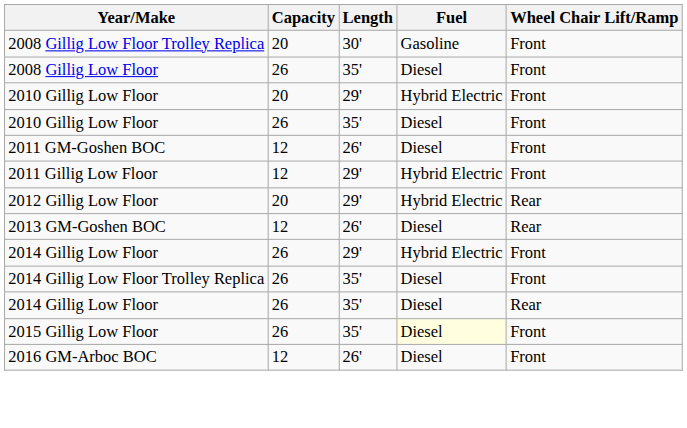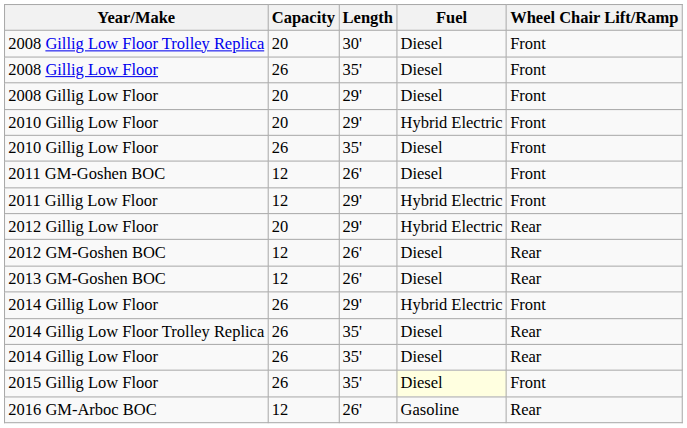(430, 43) Gasoline -> (422, 43) Diesel
+ row: (83, 95)
+ row: (87, 252)
(528, 278) Front -> (526, 331) Rear
(422, 357) Diesel -> (430, 409) Gasoline
(528, 357) Front -> (526, 409) Rear
